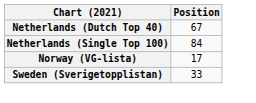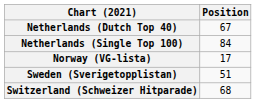(197, 75) 33 -> (226, 75) 51
+ row: (102, 91)
